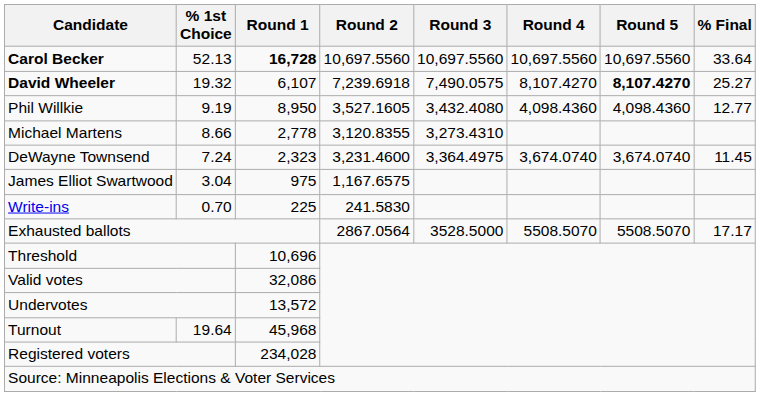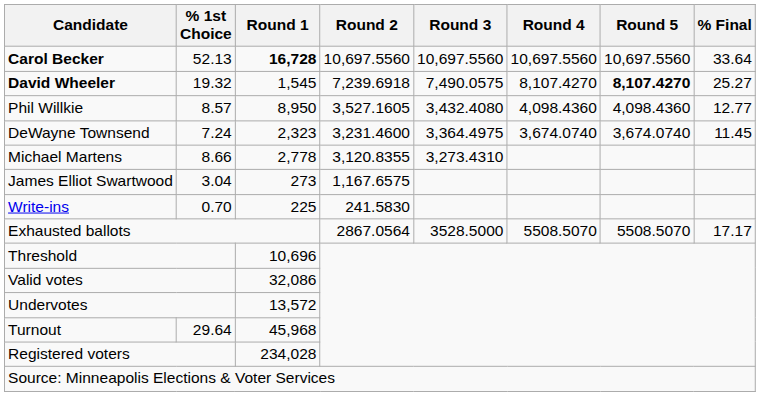(297, 83) 6,107 -> (297, 83) 1,545
(217, 108) 9.19 -> (217, 108) 8.57
rows swapped: (79, 157) <-> (65, 132)
(304, 181) 975 -> (304, 181) 273
(212, 329) 19.64 -> (212, 329) 29.64
